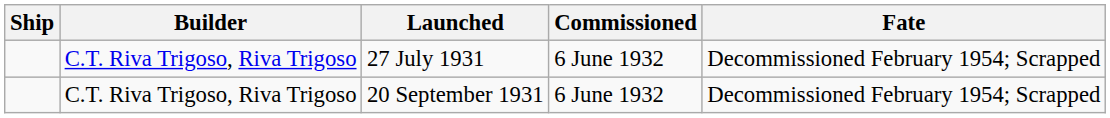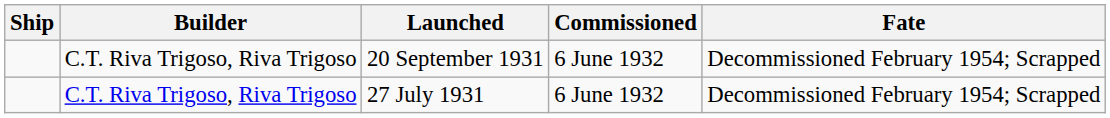rows swapped: (426, 58) <-> (455, 94)
